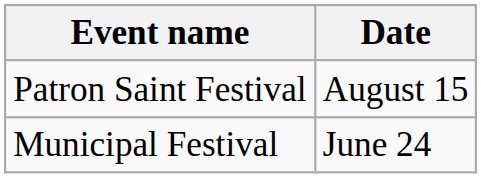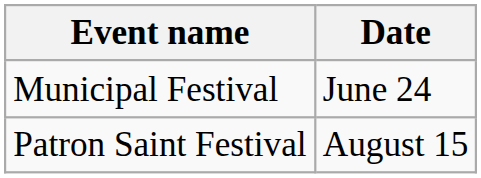rows swapped: (160, 88) <-> (146, 144)
